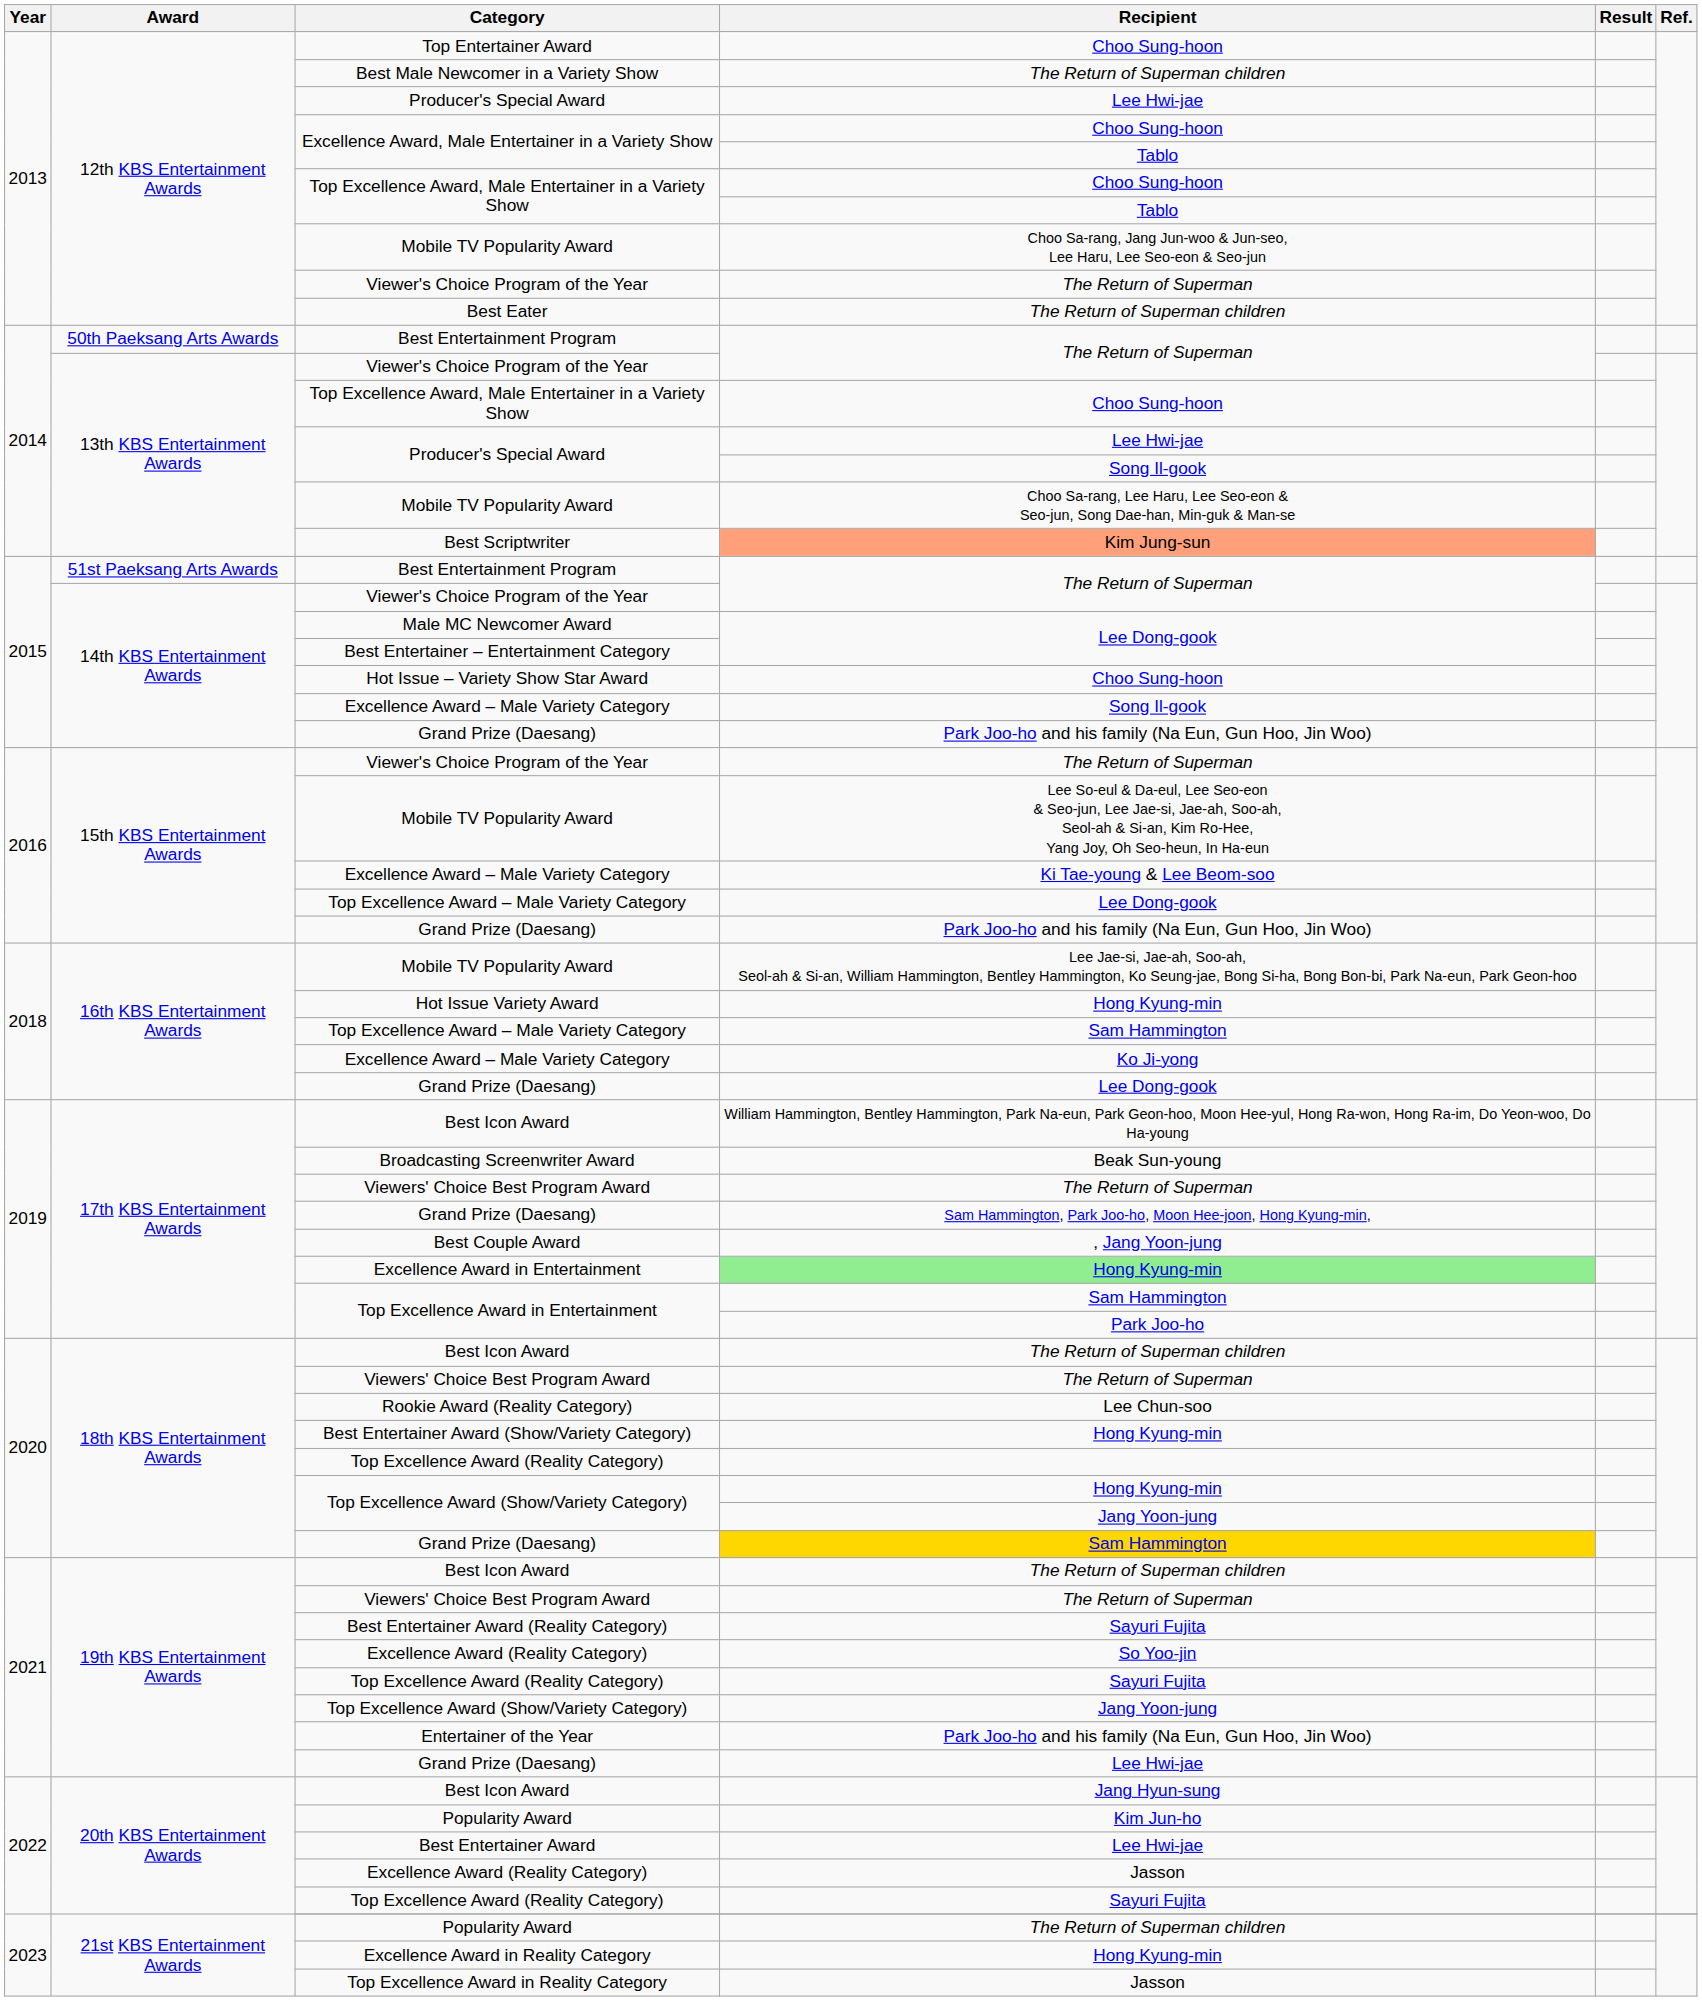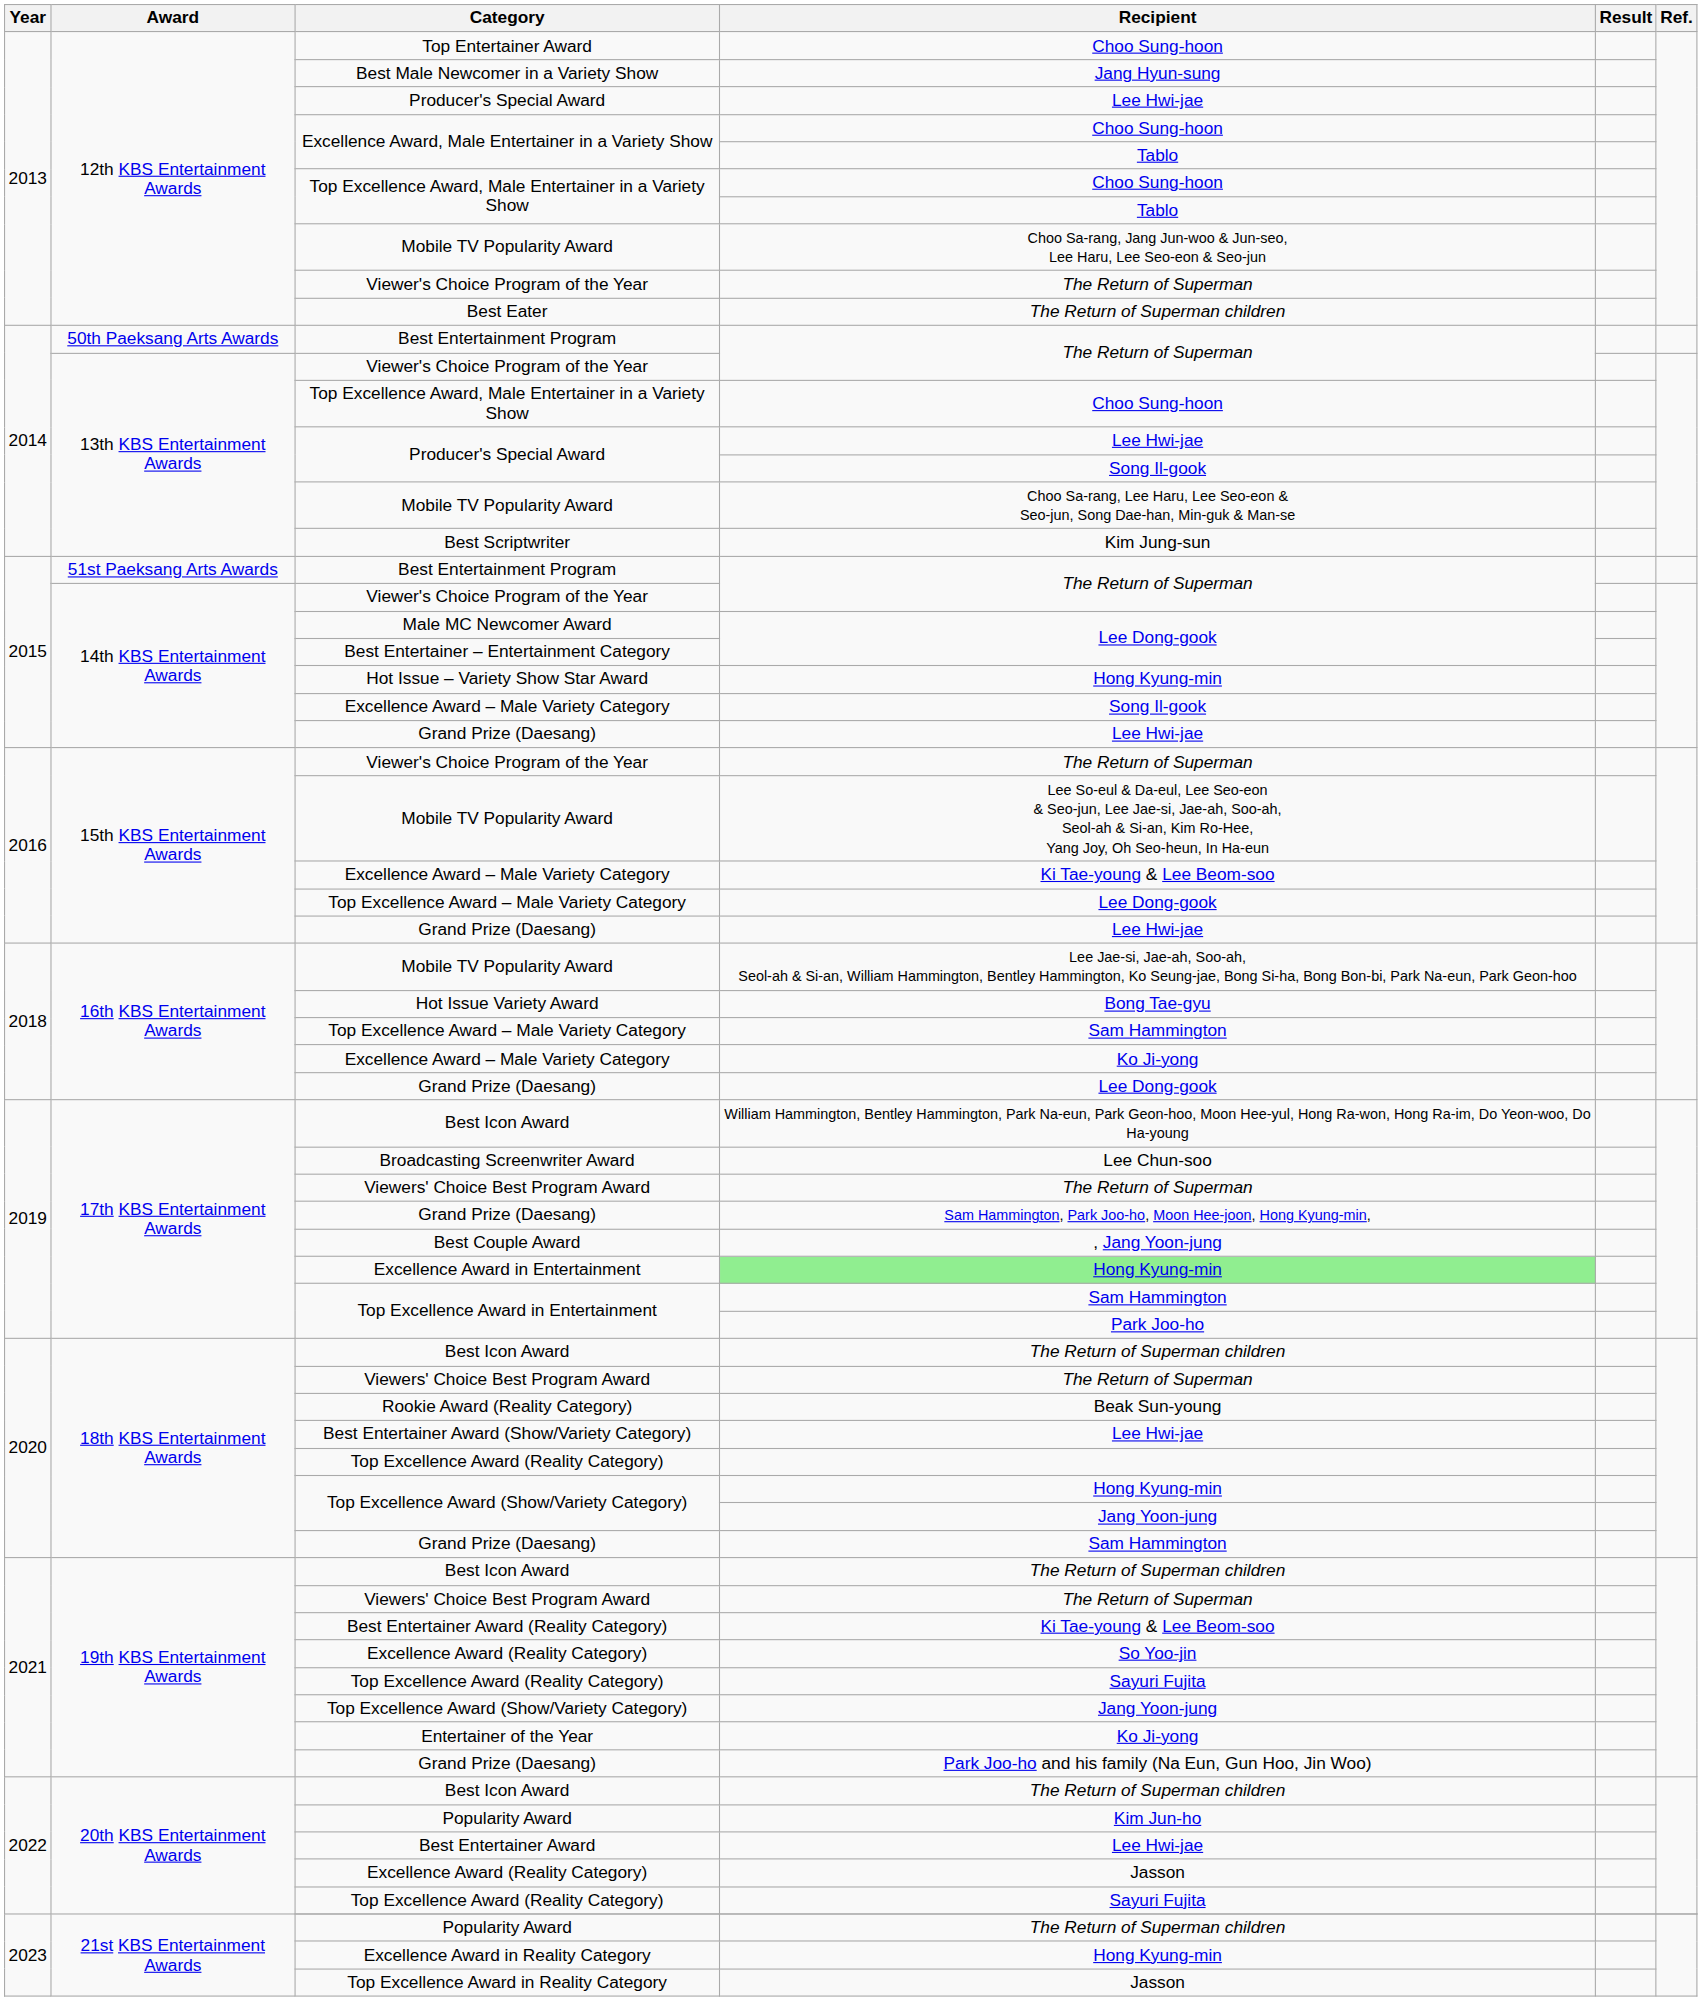(1158, 73) The Return of Superman children -> (1158, 73) Jang Hyun-sung
(1158, 542) lightsalmon background -> (1158, 542) no background
(1158, 679) Choo Sung-hoon -> (1158, 679) Hong Kyung-min
(1158, 734) Park Joo-ho and his family (Na Eun, Gun Hoo, Jin Woo) -> (1158, 734) Lee Hwi-jae
(1158, 929) Park Joo-ho and his family (Na Eun, Gun Hoo, Jin Woo) -> (1158, 929) Lee Hwi-jae
(1158, 1003) Hong Kyung-min -> (1158, 1003) Bong Tae-gyu
(1158, 1160) Beak Sun-young -> (1158, 1160) Lee Chun-soo
(1158, 1406) Lee Chun-soo -> (1158, 1406) Beak Sun-young
(1158, 1434) Hong Kyung-min -> (1158, 1434) Lee Hwi-jae
(1158, 1543) gold background -> (1158, 1543) no background
(1158, 1626) Sayuri Fujita -> (1158, 1626) Ki Tae-young & Lee Beom-soo
(1158, 1735) Park Joo-ho and his family (Na Eun, Gun Hoo, Jin Woo) -> (1158, 1735) Ko Ji-yong
(1158, 1763) Lee Hwi-jae -> (1158, 1763) Park Joo-ho and his family (Na Eun, Gun Hoo, Jin Woo)
(1158, 1790) Jang Hyun-sung -> (1158, 1790) The Return of Superman children
